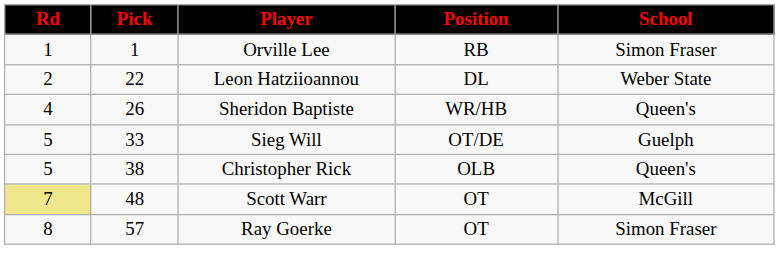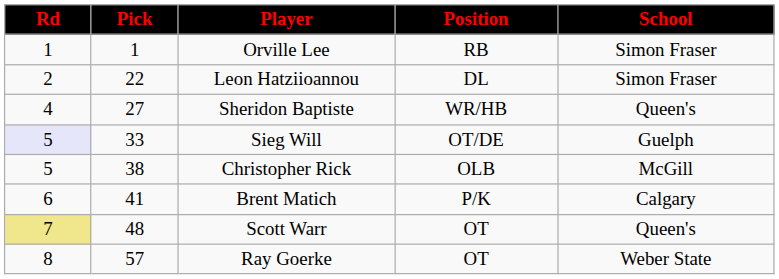(666, 79) Weber State -> (666, 79) Simon Fraser
(135, 109) 26 -> (135, 109) 27
(48, 139) no background -> (48, 139) lavender background
(666, 169) Queen's -> (666, 169) McGill
+ row: (286, 199)
(666, 199) McGill -> (666, 229) Queen's
(666, 229) Simon Fraser -> (666, 259) Weber State
